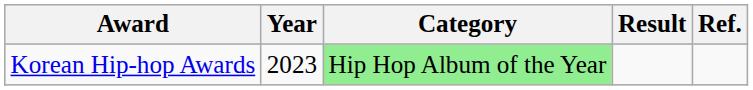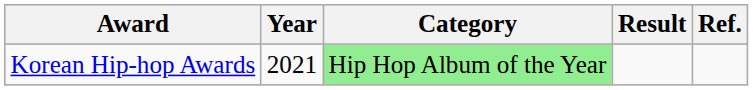(292, 64) 2023 -> (292, 64) 2021
